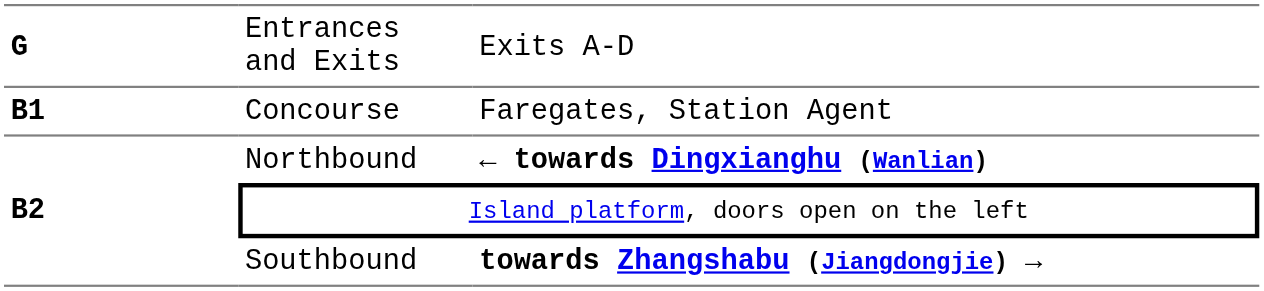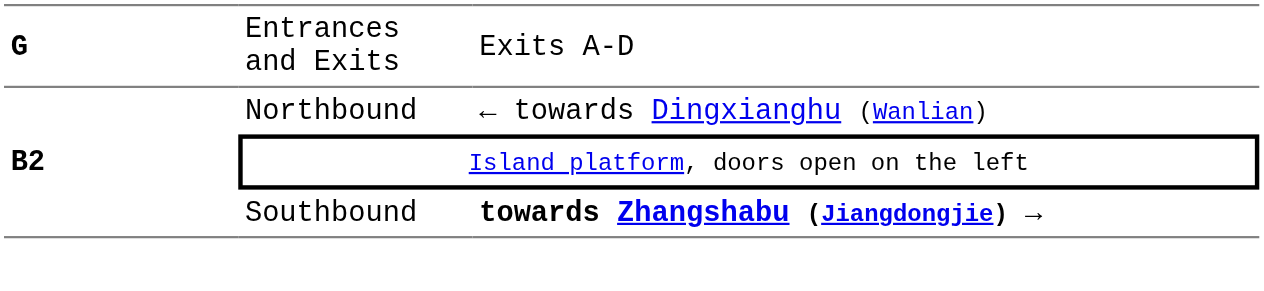- row: (322, 111)
(733, 160) bold -> (733, 111) normal
